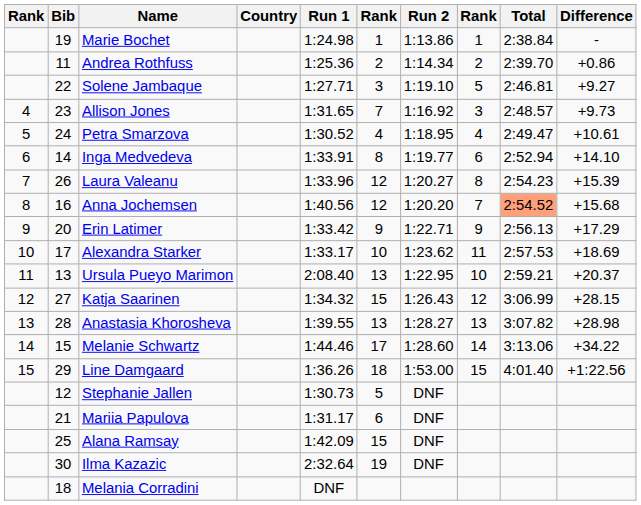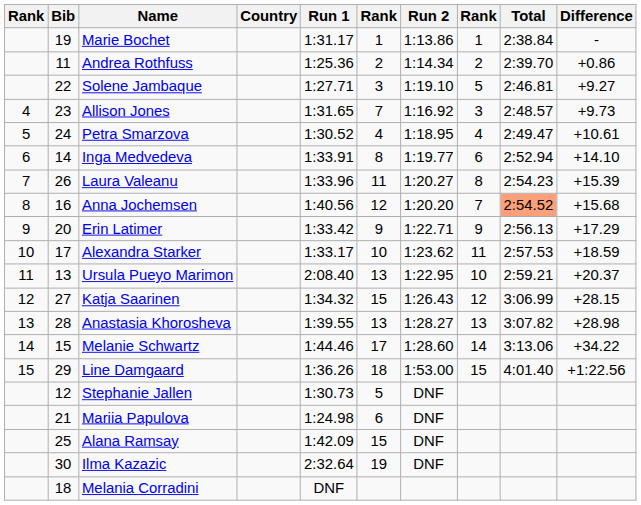(329, 39) 1:24.98 -> (329, 39) 1:31.17
(379, 181) 12 -> (379, 181) 11
(596, 252) +18.69 -> (596, 252) +18.59
(329, 417) 1:31.17 -> (329, 417) 1:24.98
